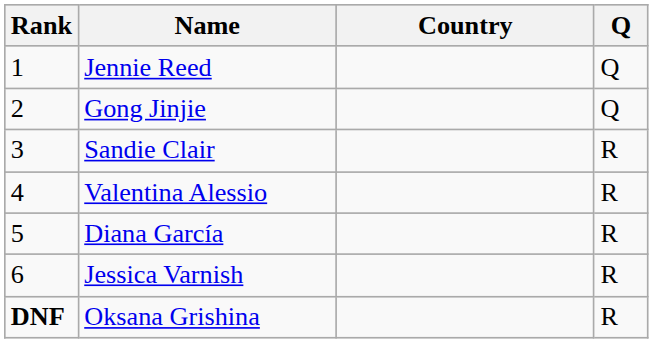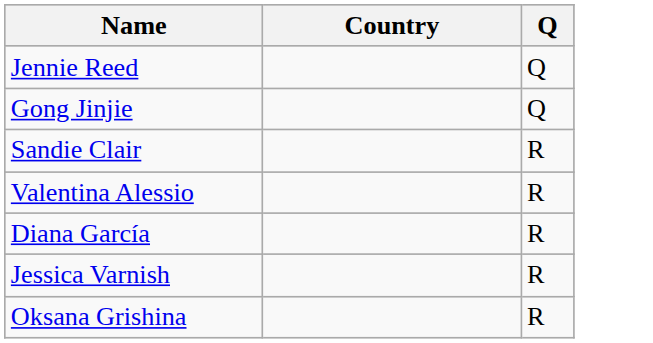- column: (42, 25)
